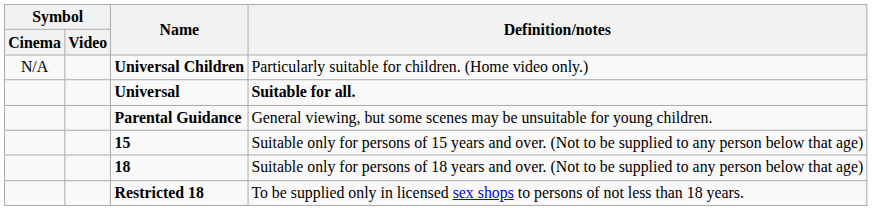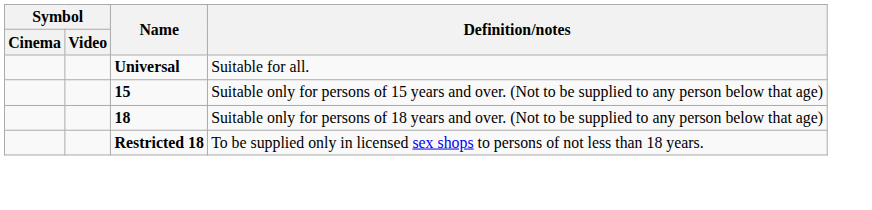- row: (179, 67)
(303, 92) bold -> (260, 67) normal
- row: (178, 117)
